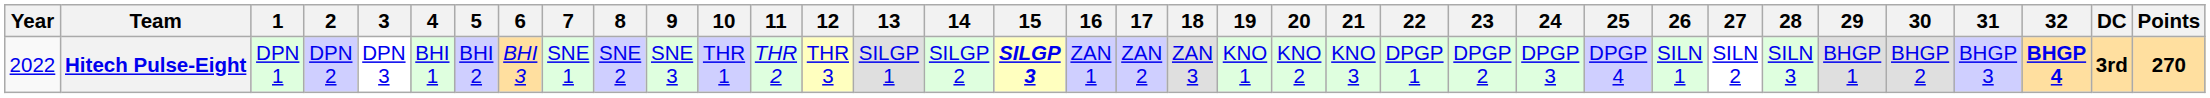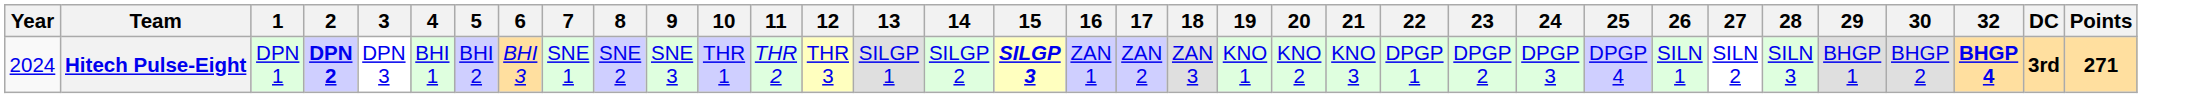- column: (1988, 21)
(32, 64) 2022 -> (32, 64) 2024
(331, 64) normal -> (331, 64) bold
(2169, 64) 270 -> (2101, 64) 271
